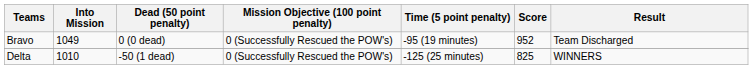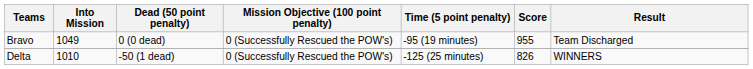(525, 40) 952 -> (525, 40) 955
(525, 56) 825 -> (525, 56) 826
